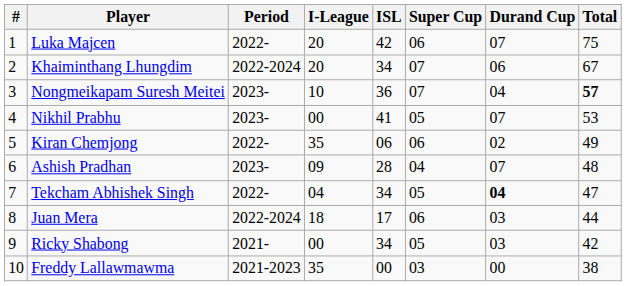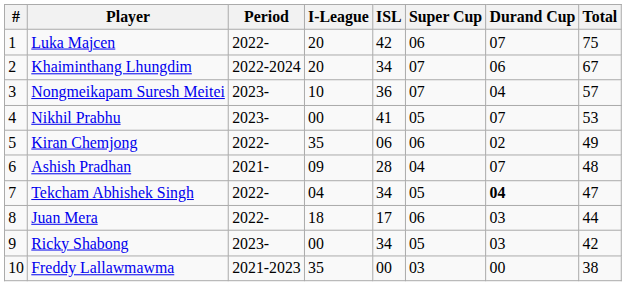(591, 92) bold -> (591, 92) normal
(251, 167) 2023- -> (251, 167) 2021-
(266, 218) 2022-2024 -> (251, 218) 2022-
(251, 243) 2021- -> (251, 243) 2023-
